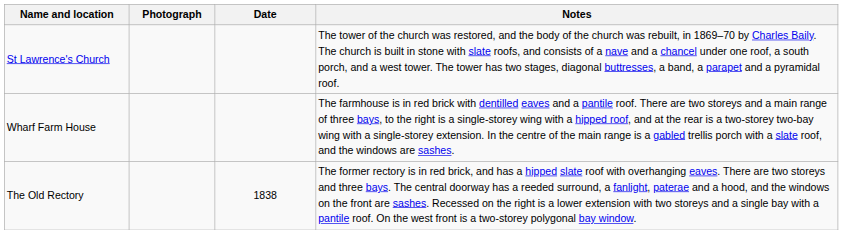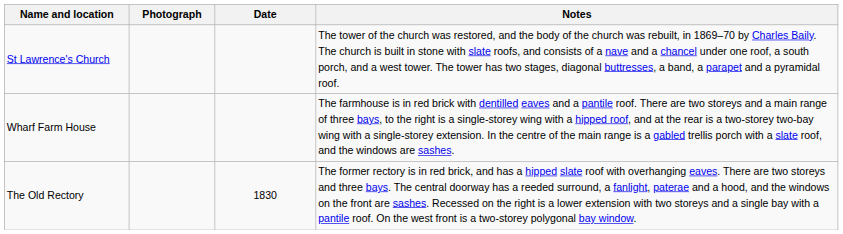(265, 195) 1838 -> (265, 195) 1830
